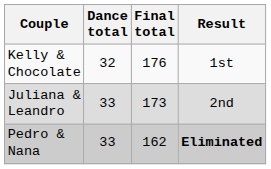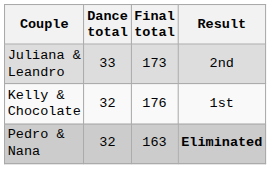rows swapped: (44, 64) <-> (44, 103)
(107, 143) 33 -> (107, 143) 32
(154, 143) 162 -> (154, 143) 163
